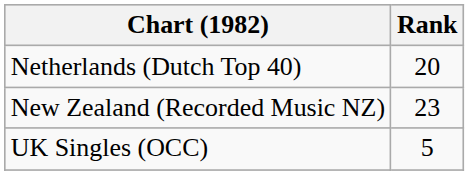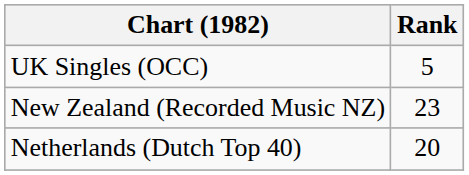rows swapped: (156, 66) <-> (109, 148)
